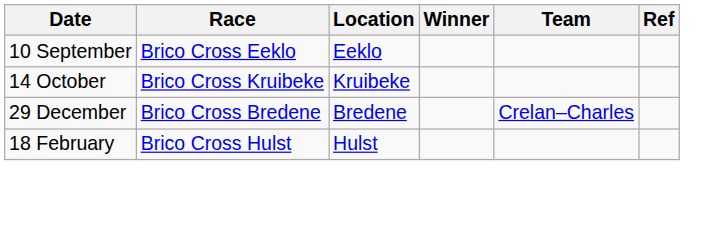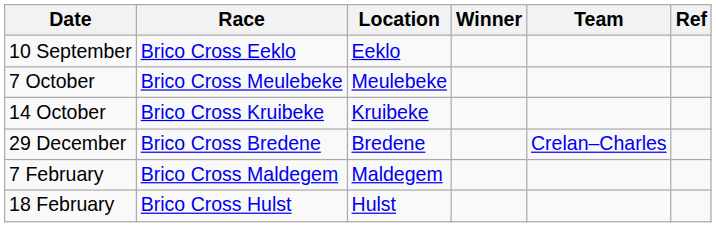+ row: (52, 81)
+ row: (56, 174)
